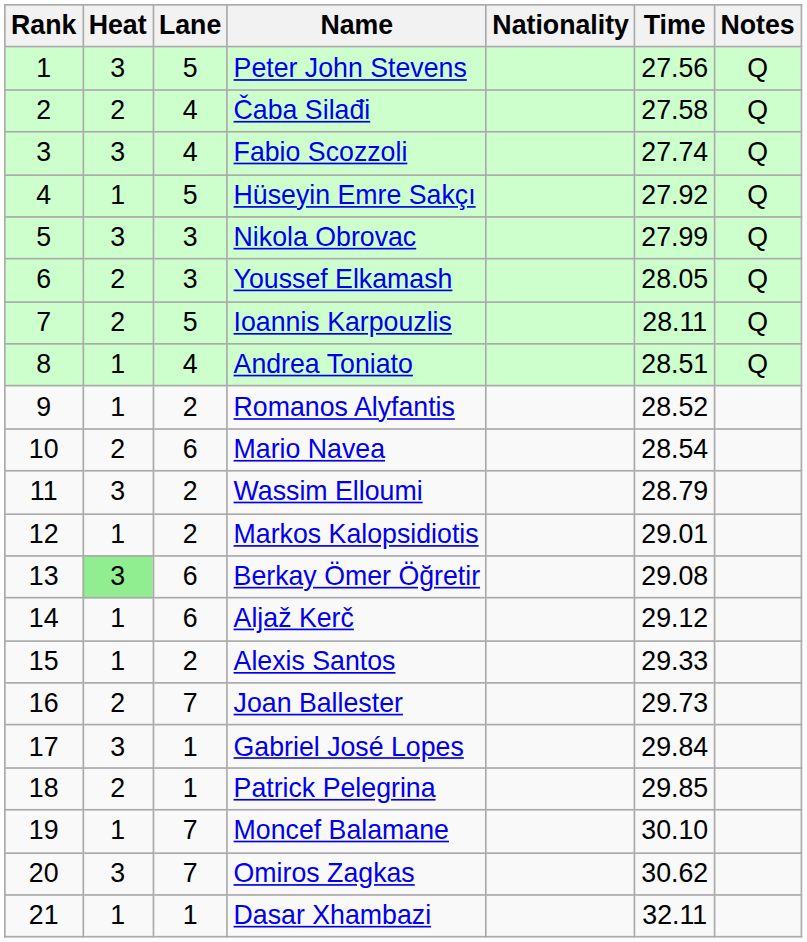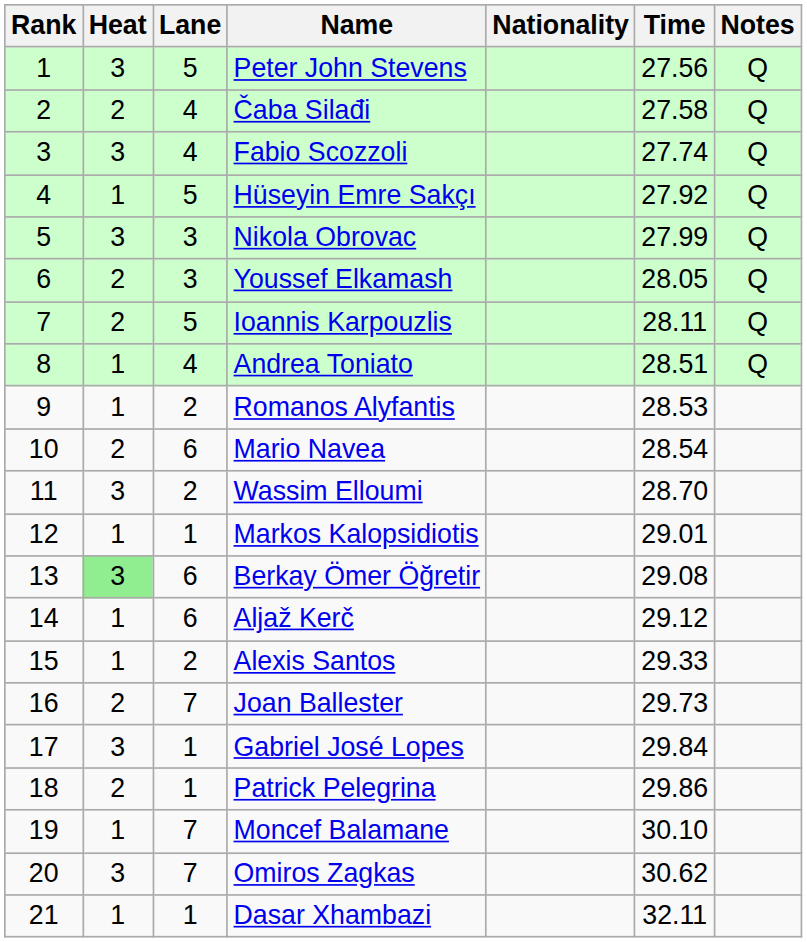(675, 407) 28.52 -> (675, 407) 28.53
(675, 491) 28.79 -> (675, 491) 28.70
(190, 534) 2 -> (190, 534) 1
(675, 788) 29.85 -> (675, 788) 29.86
